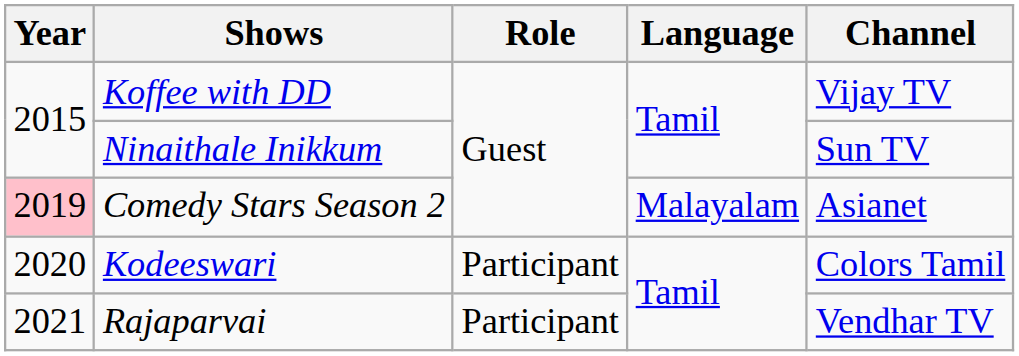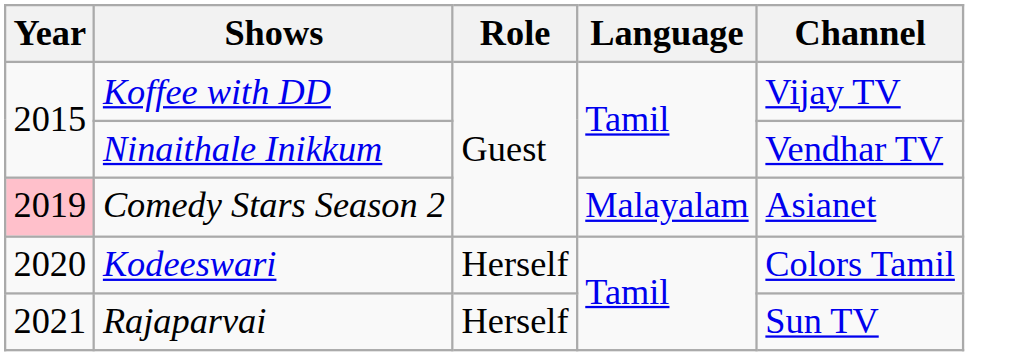(872, 148) Sun TV -> (854, 148) Vendhar TV
(540, 263) Participant -> (515, 263) Herself
(540, 321) Participant -> (515, 321) Herself
(905, 321) Vendhar TV -> (822, 321) Sun TV
